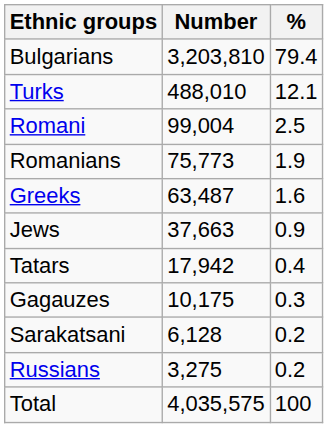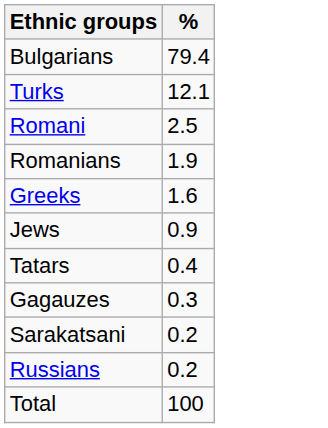- column: (216, 21)
